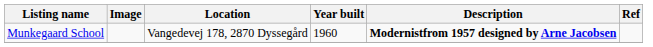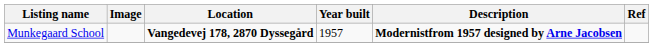(227, 33) normal -> (230, 33) bold
(325, 33) 1960 -> (331, 33) 1957
